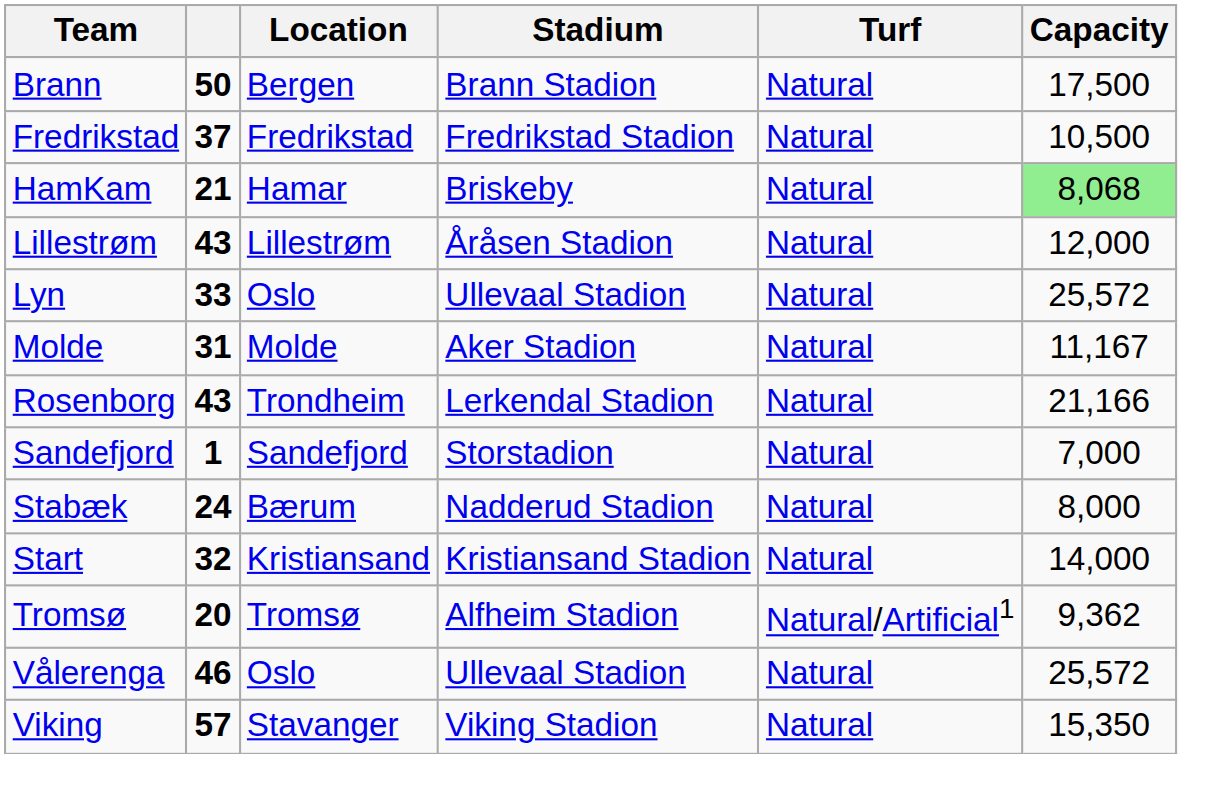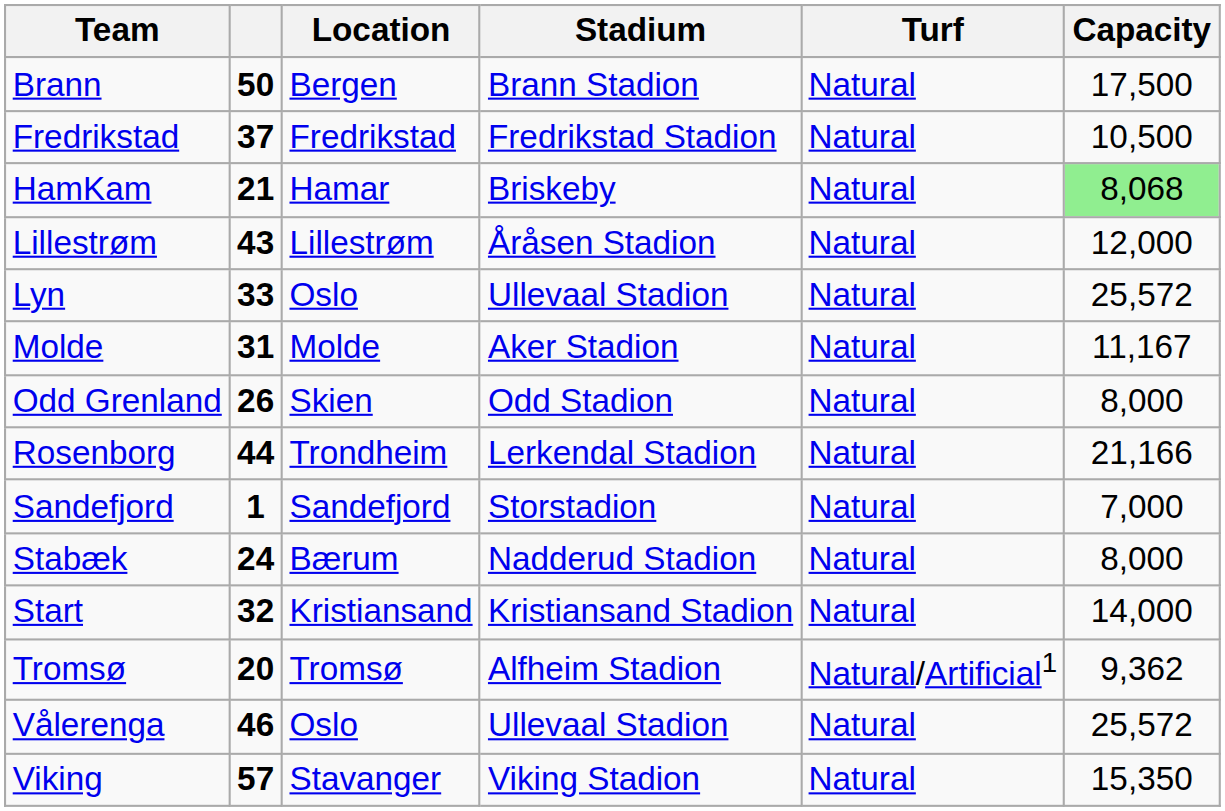+ row: (117, 400)
(213, 400) 43 -> (256, 453) 44
